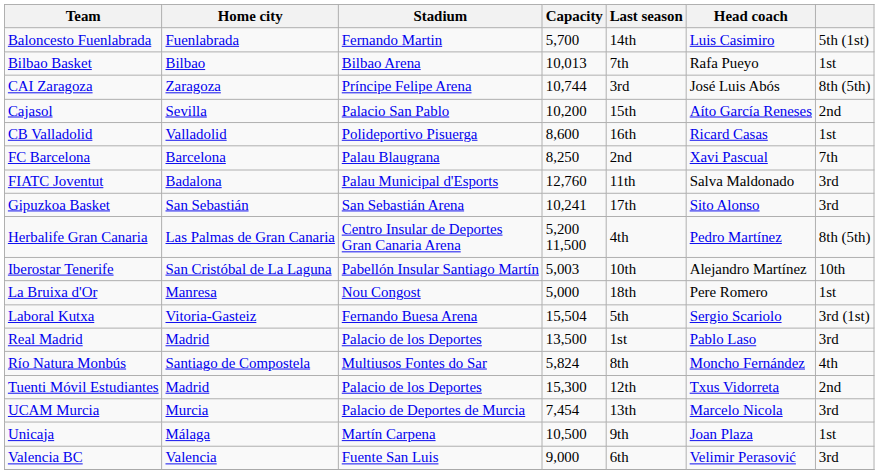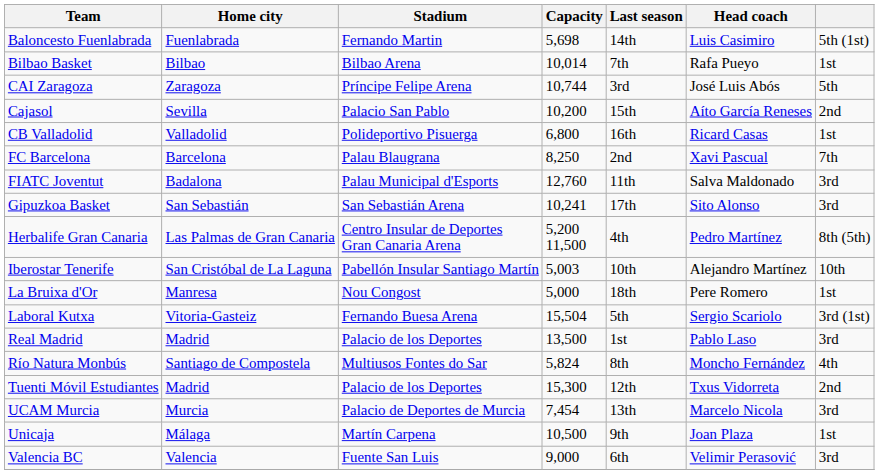(562, 39) 5,700 -> (562, 39) 5,698
(566, 63) 10,013 -> (566, 63) 10,014
(845, 87) 8th (5th) -> (828, 87) 5th
(562, 134) 8,600 -> (562, 134) 6,800
